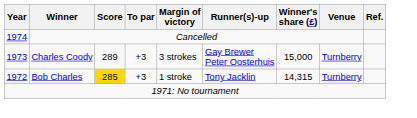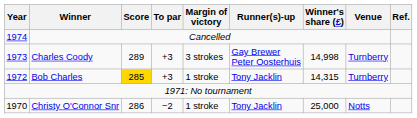(298, 57) 15,000 -> (325, 57) 14,998
+ row: (75, 106)
